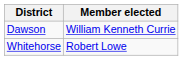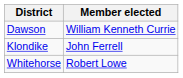+ row: (27, 47)
